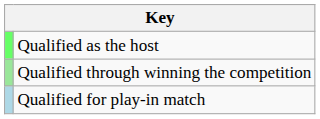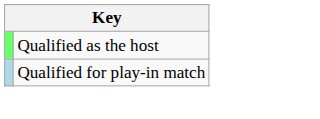- row: (164, 72)
